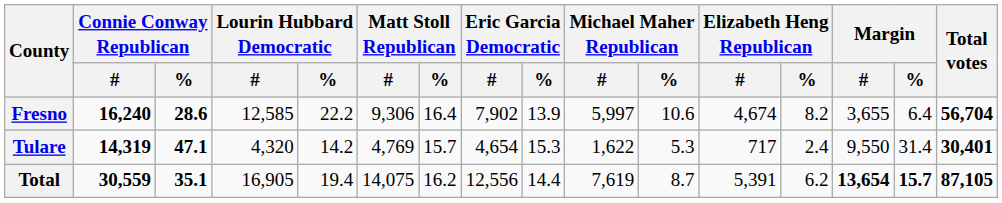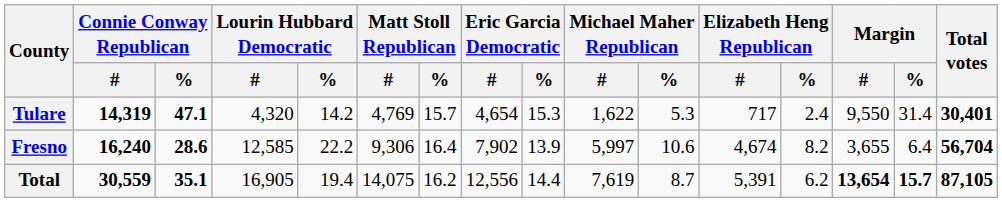rows swapped: (39, 113) <-> (39, 147)
